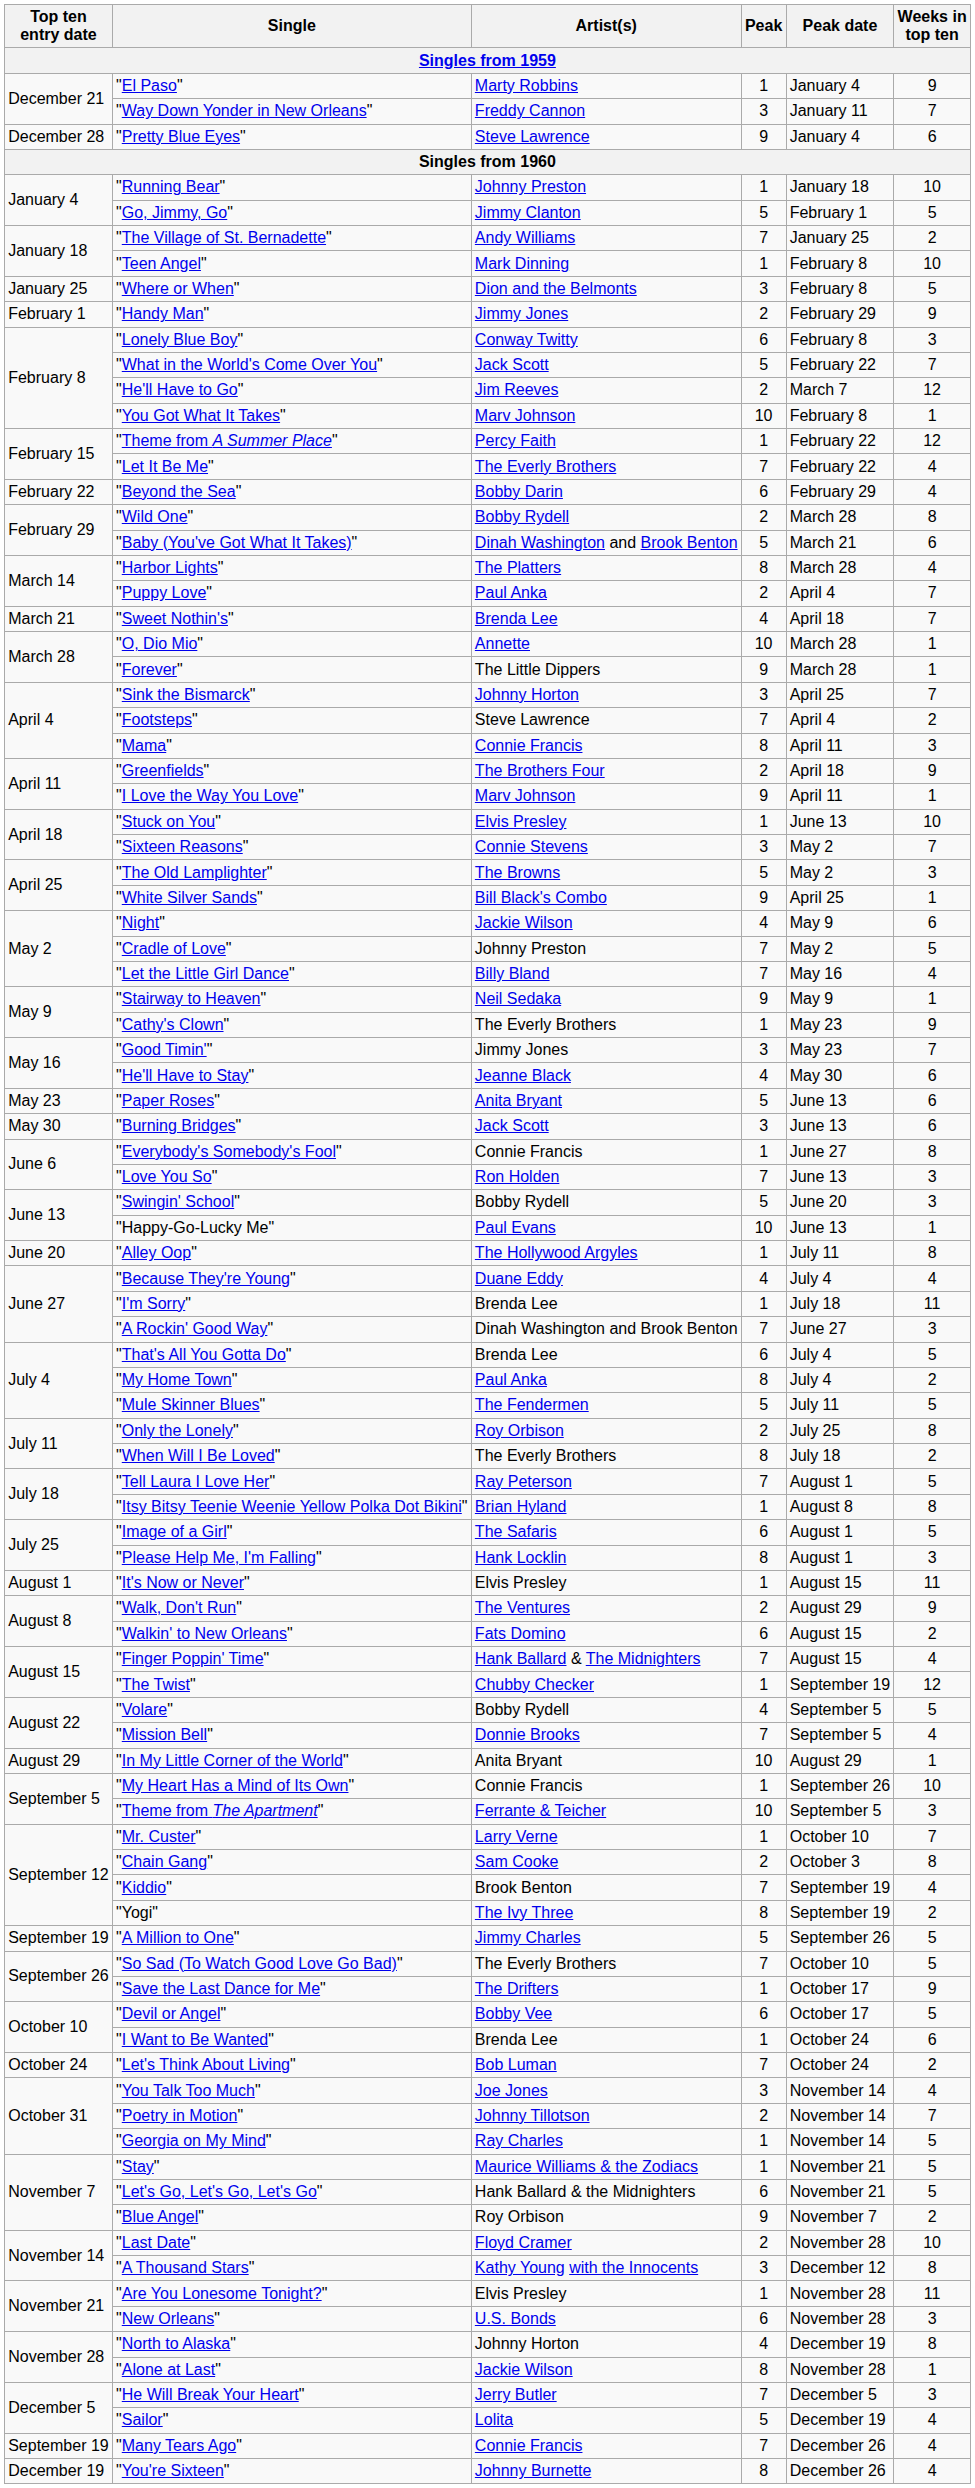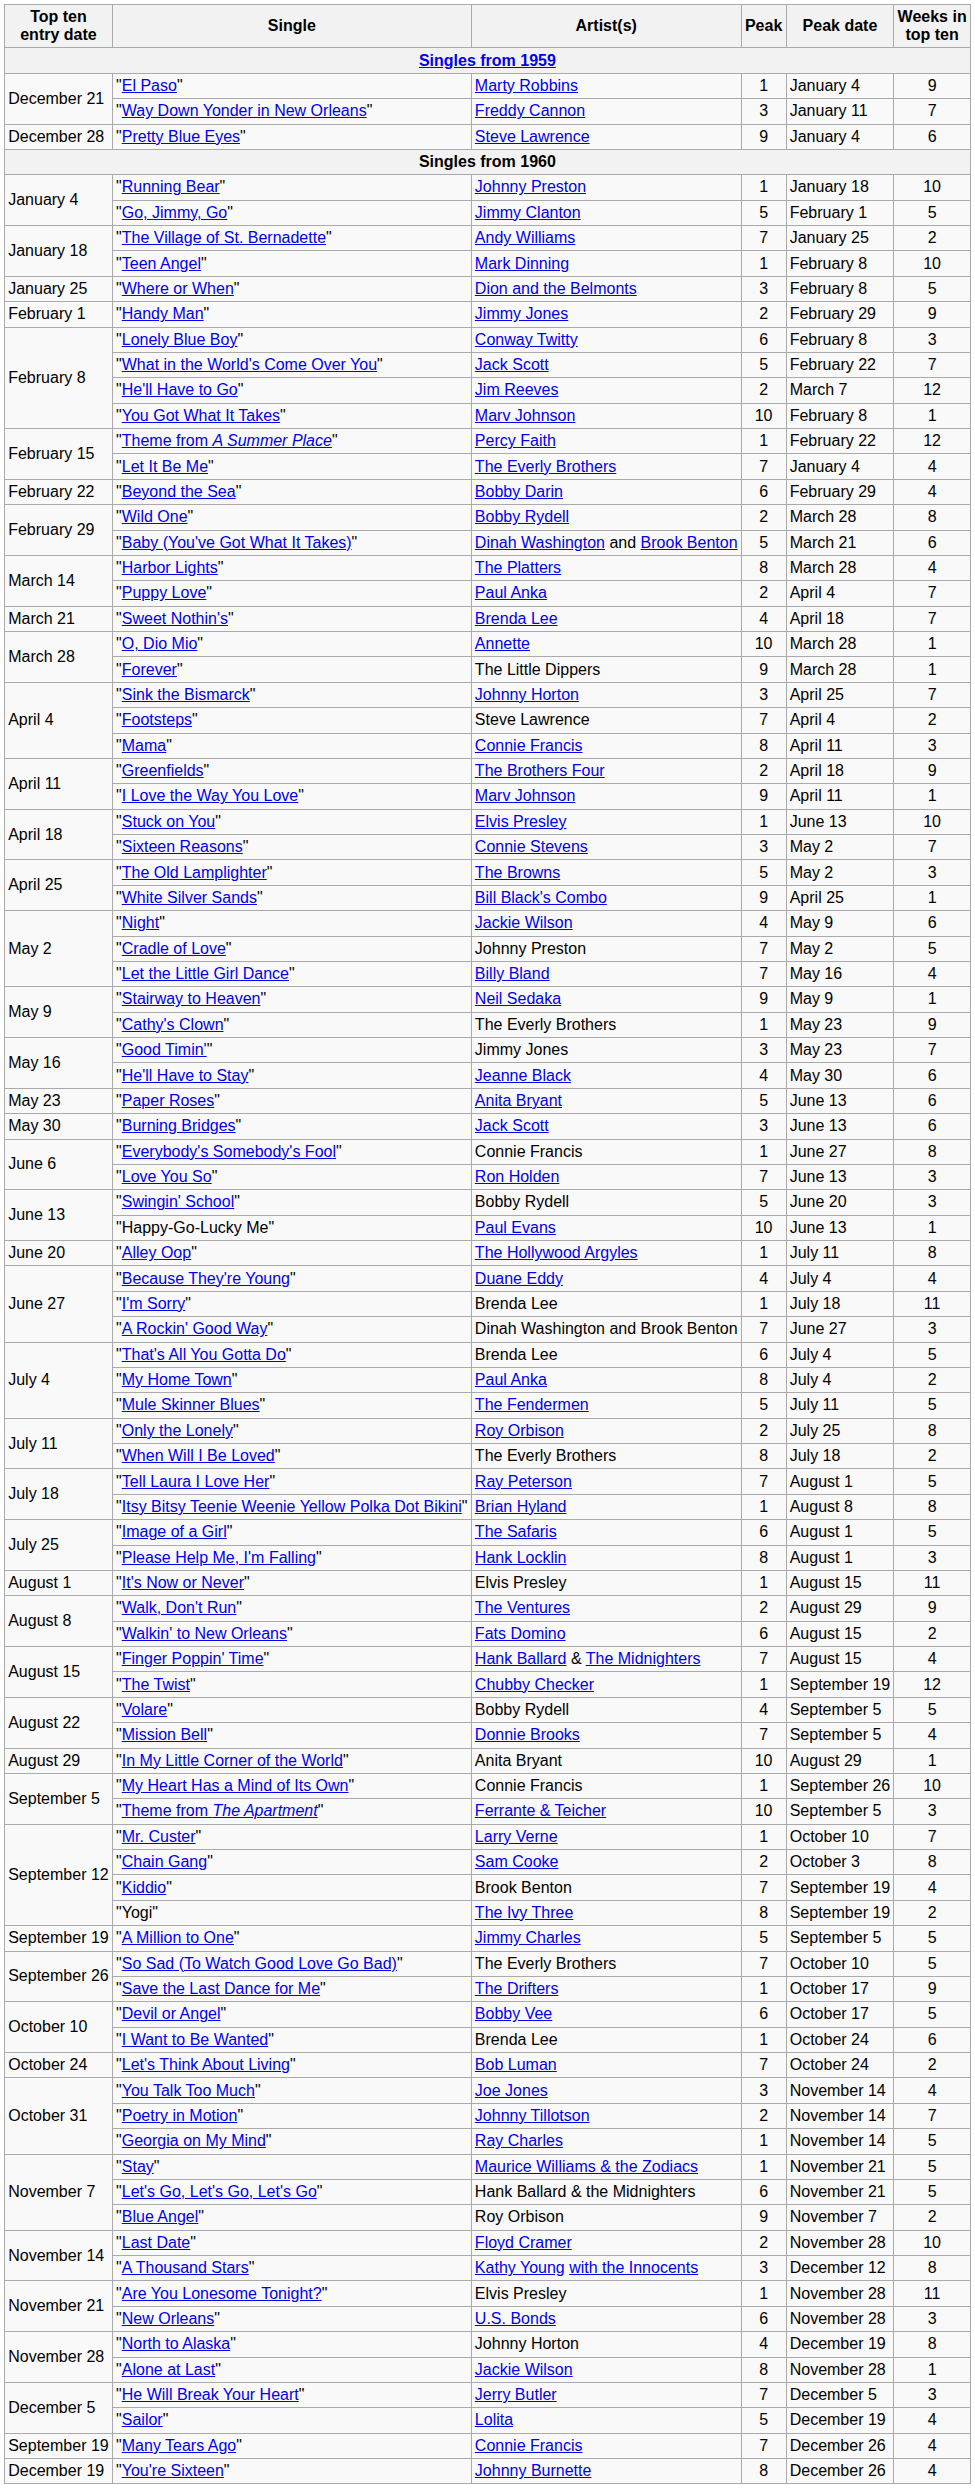(833, 466) February 22 -> (825, 466) January 4
(840, 1938) September 26 -> (835, 1938) September 5
